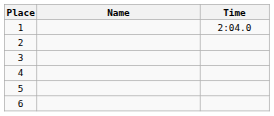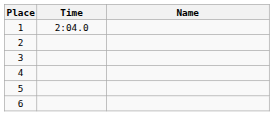columns swapped: (118, 12) <-> (234, 12)
